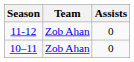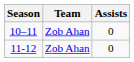rows swapped: (23, 48) <-> (23, 31)
